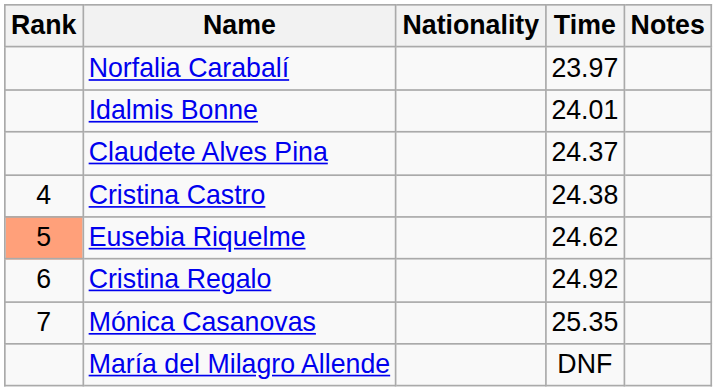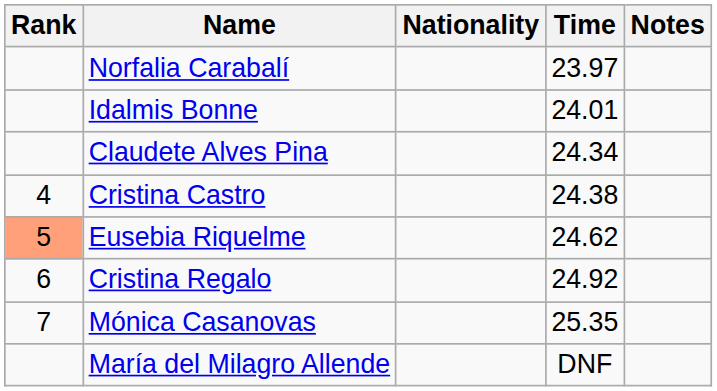(585, 152) 24.37 -> (585, 152) 24.34
